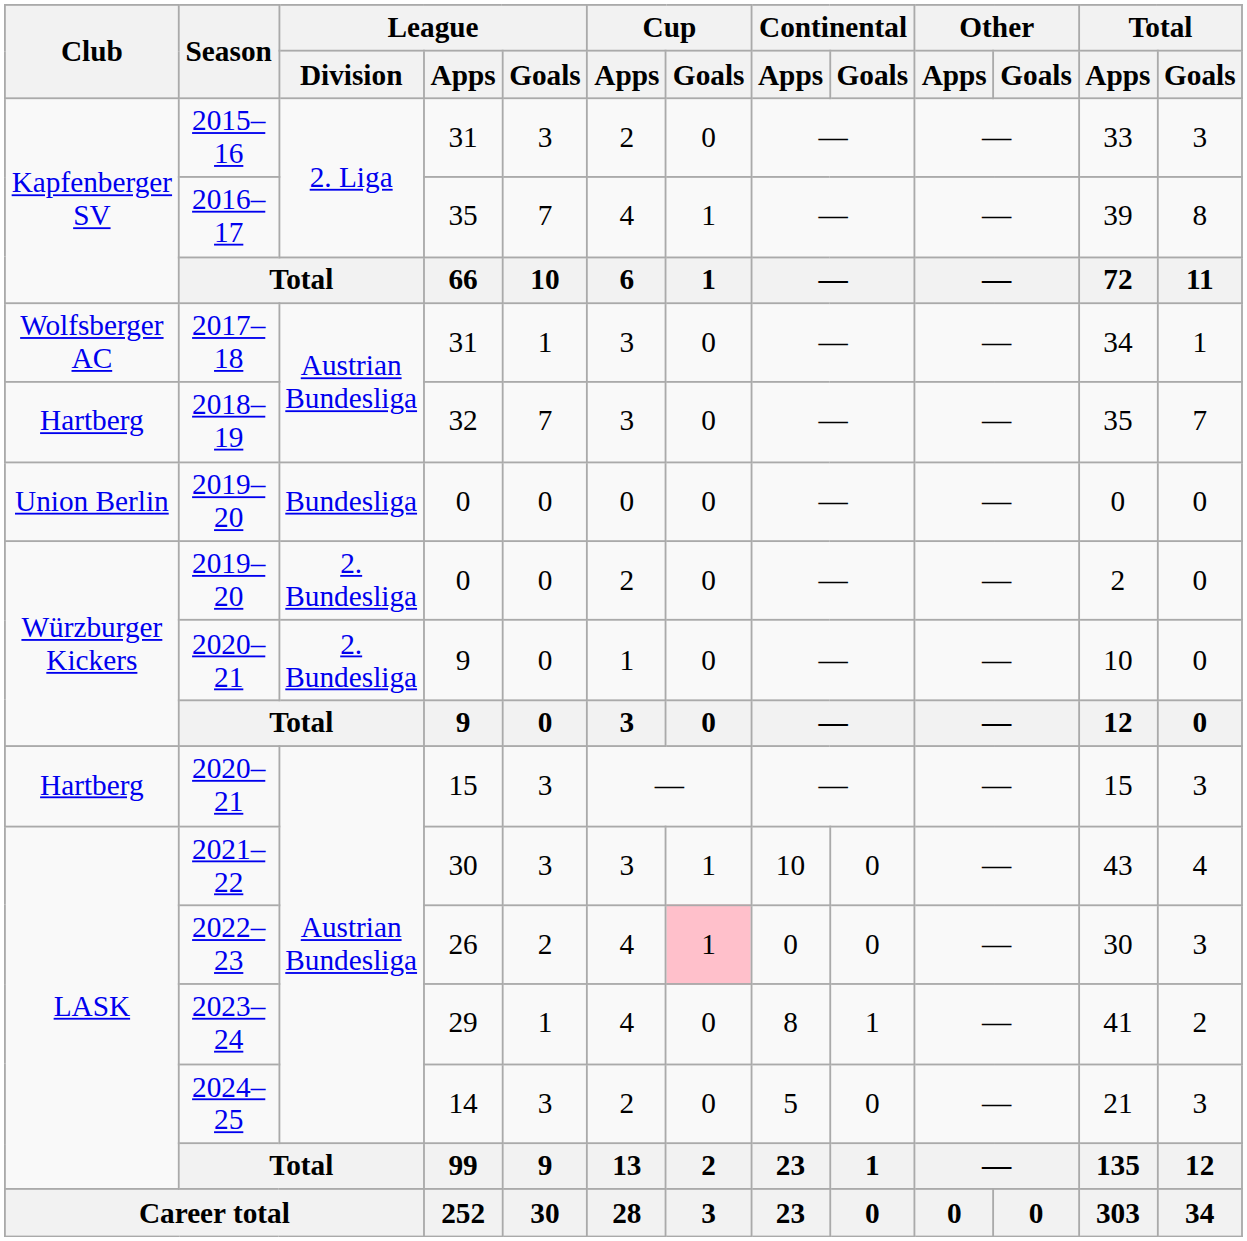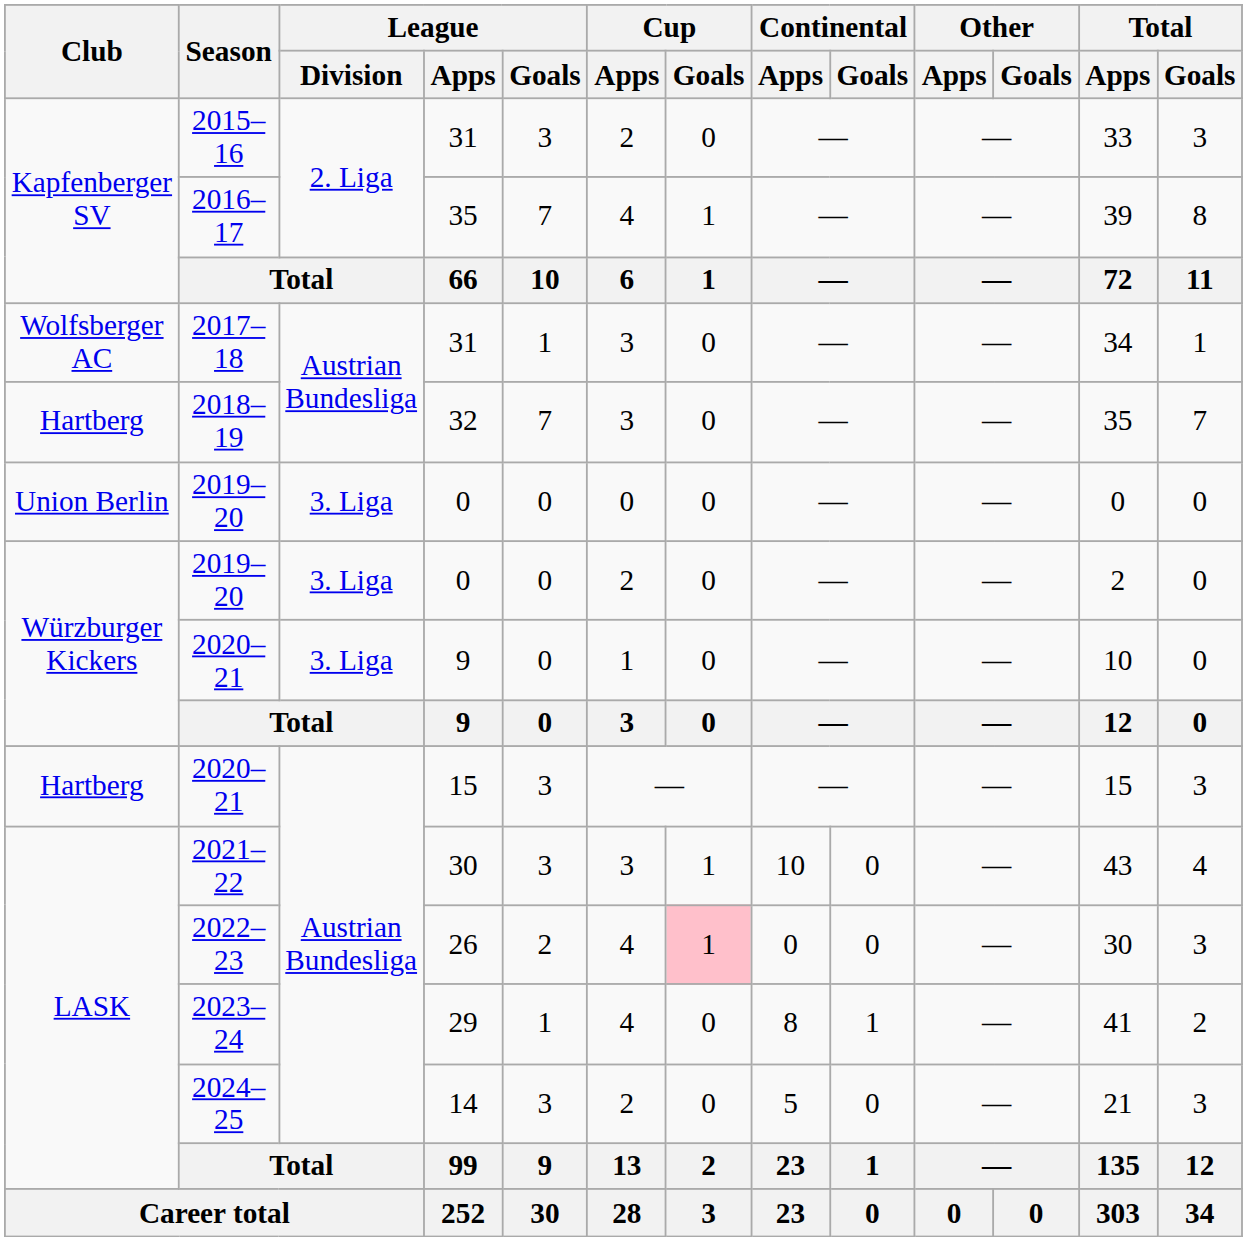(351, 501) Bundesliga -> (351, 501) 3. Liga
(351, 580) 2. Bundesliga -> (351, 580) 3. Liga
(351, 659) 2. Bundesliga -> (351, 659) 3. Liga
